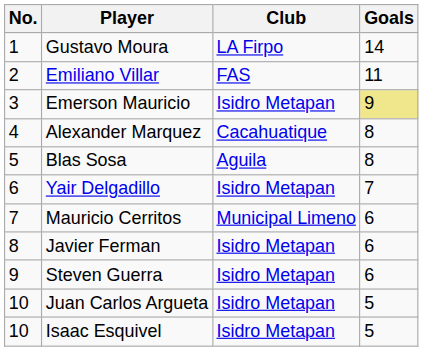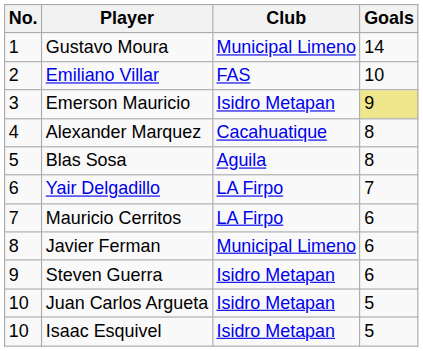(250, 47) LA Firpo -> (286, 47) Municipal Limeno
(373, 75) 11 -> (374, 75) 10
(276, 189) Isidro Metapan -> (250, 189) LA Firpo
(286, 217) Municipal Limeno -> (250, 217) LA Firpo
(276, 246) Isidro Metapan -> (286, 246) Municipal Limeno
